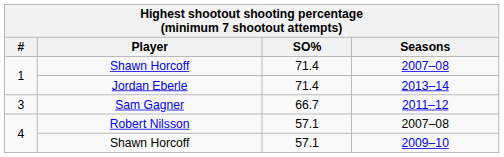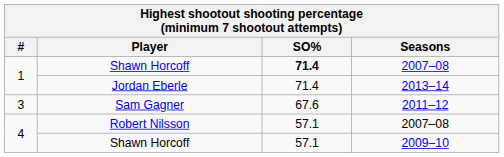(307, 66) normal -> (307, 66) bold
(307, 105) 66.7 -> (307, 105) 67.6
